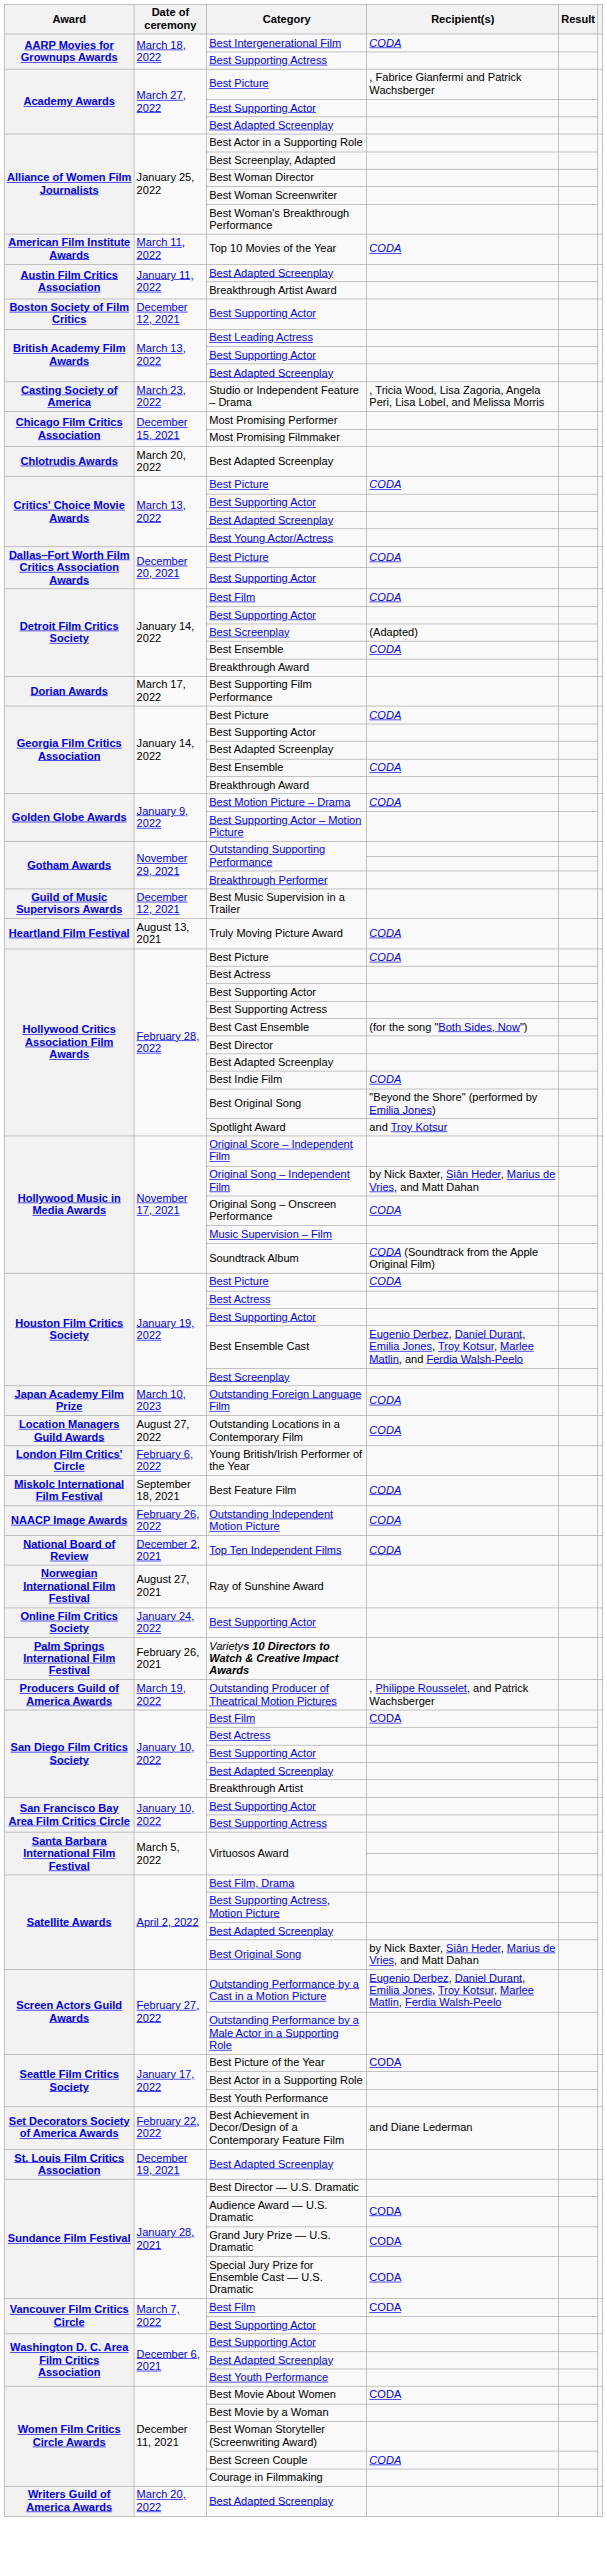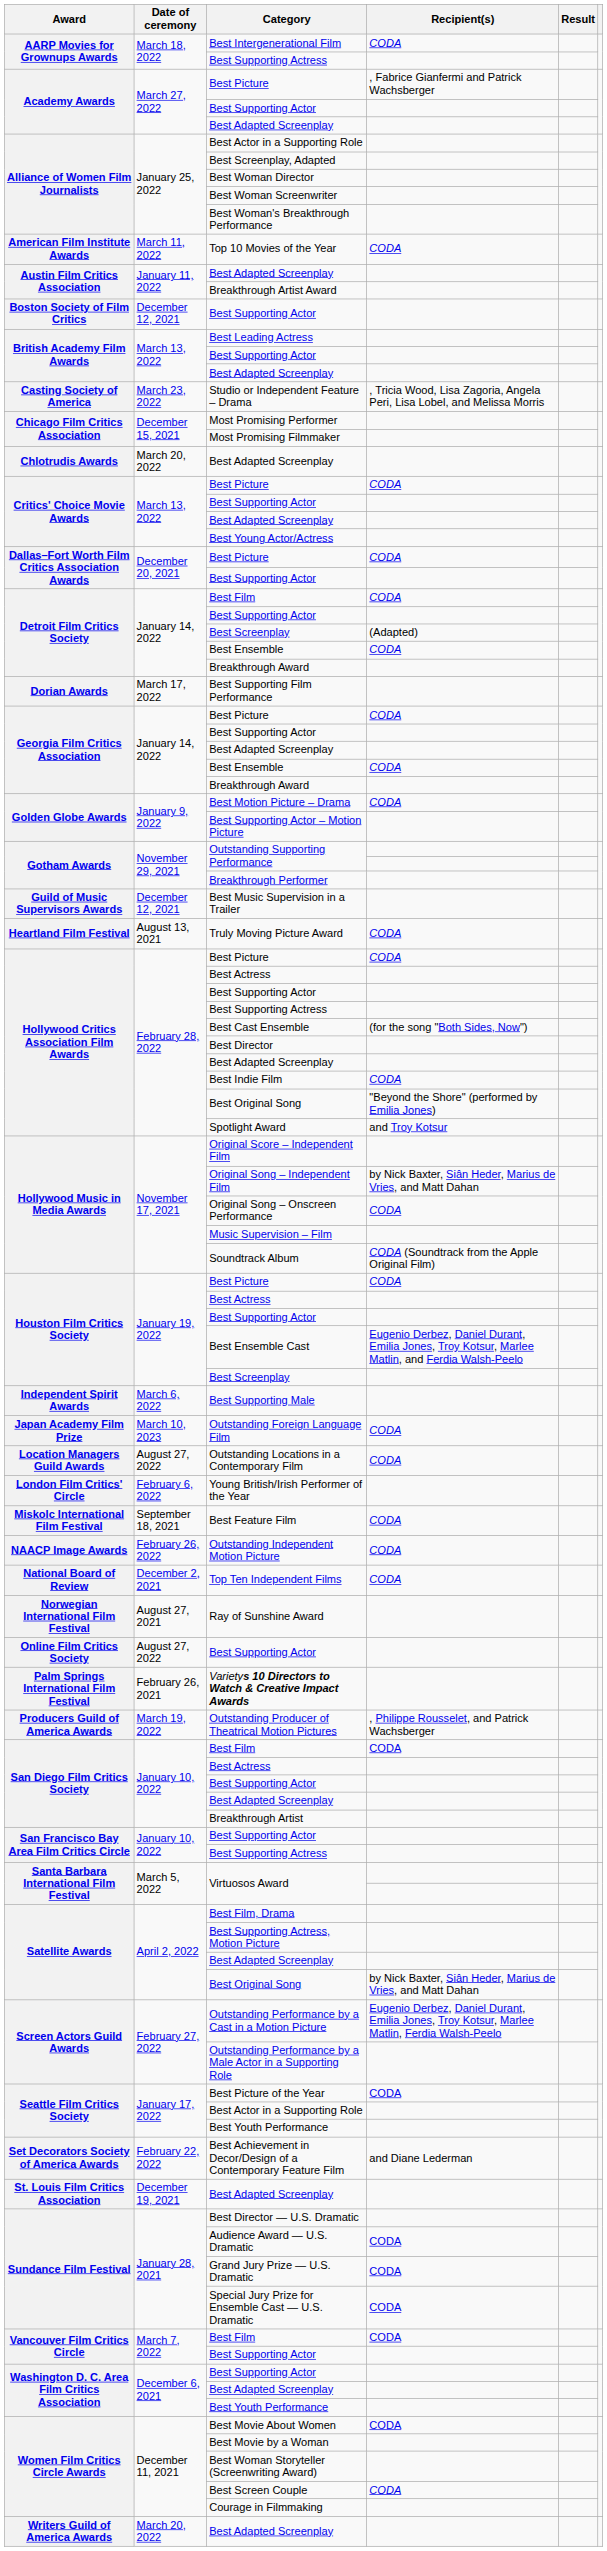+ row: (69, 1400)
(165, 1622) January 24, 2022 -> (163, 1652) August 27, 2022
